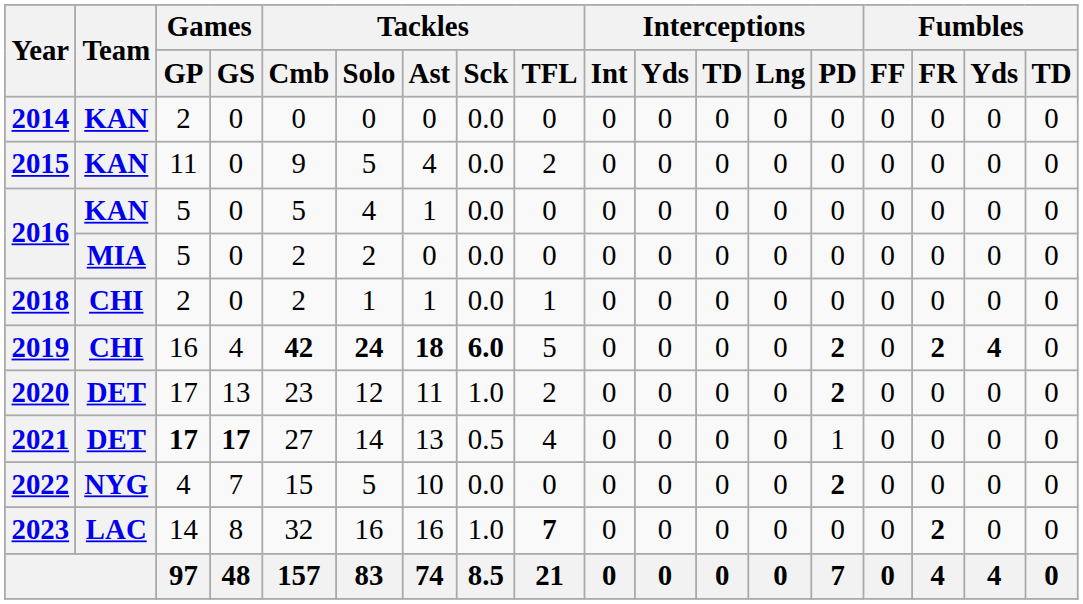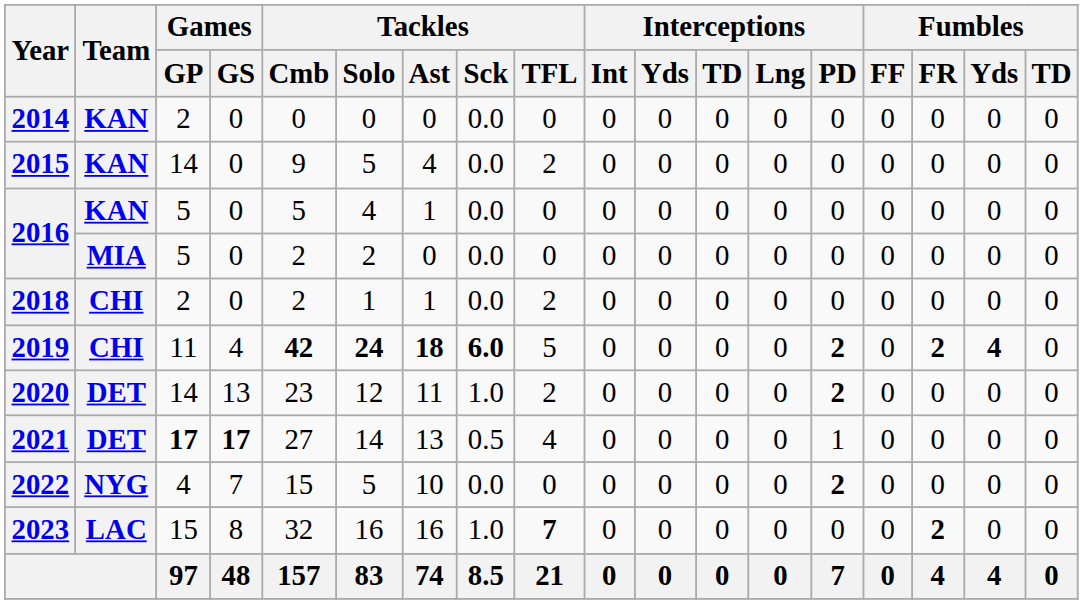(183, 164) 11 -> (183, 164) 14
(550, 301) 1 -> (550, 301) 2
(183, 347) 16 -> (183, 347) 11
(183, 392) 17 -> (183, 392) 14
(183, 529) 14 -> (183, 529) 15
